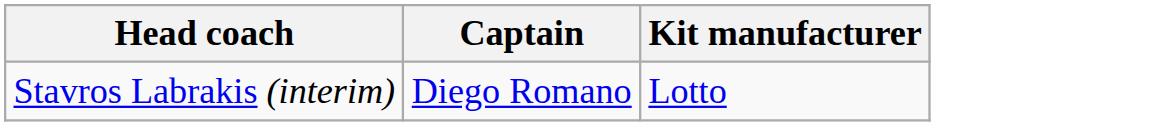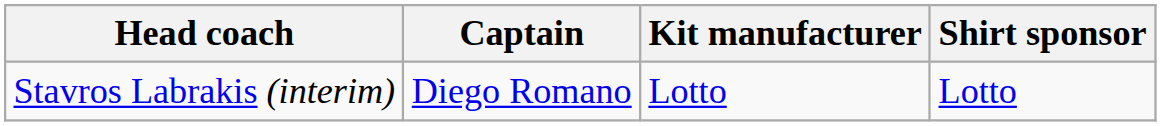+ column: (1043, 33)
